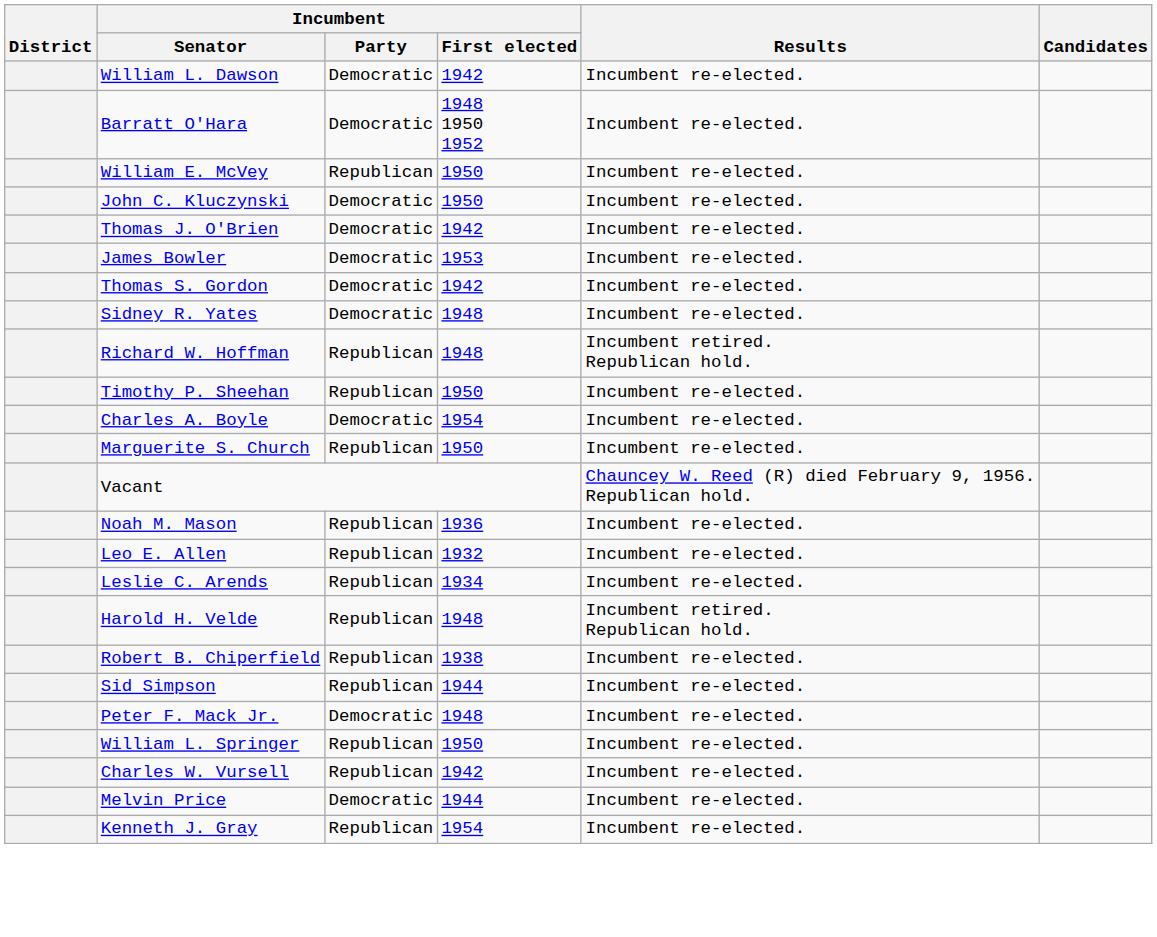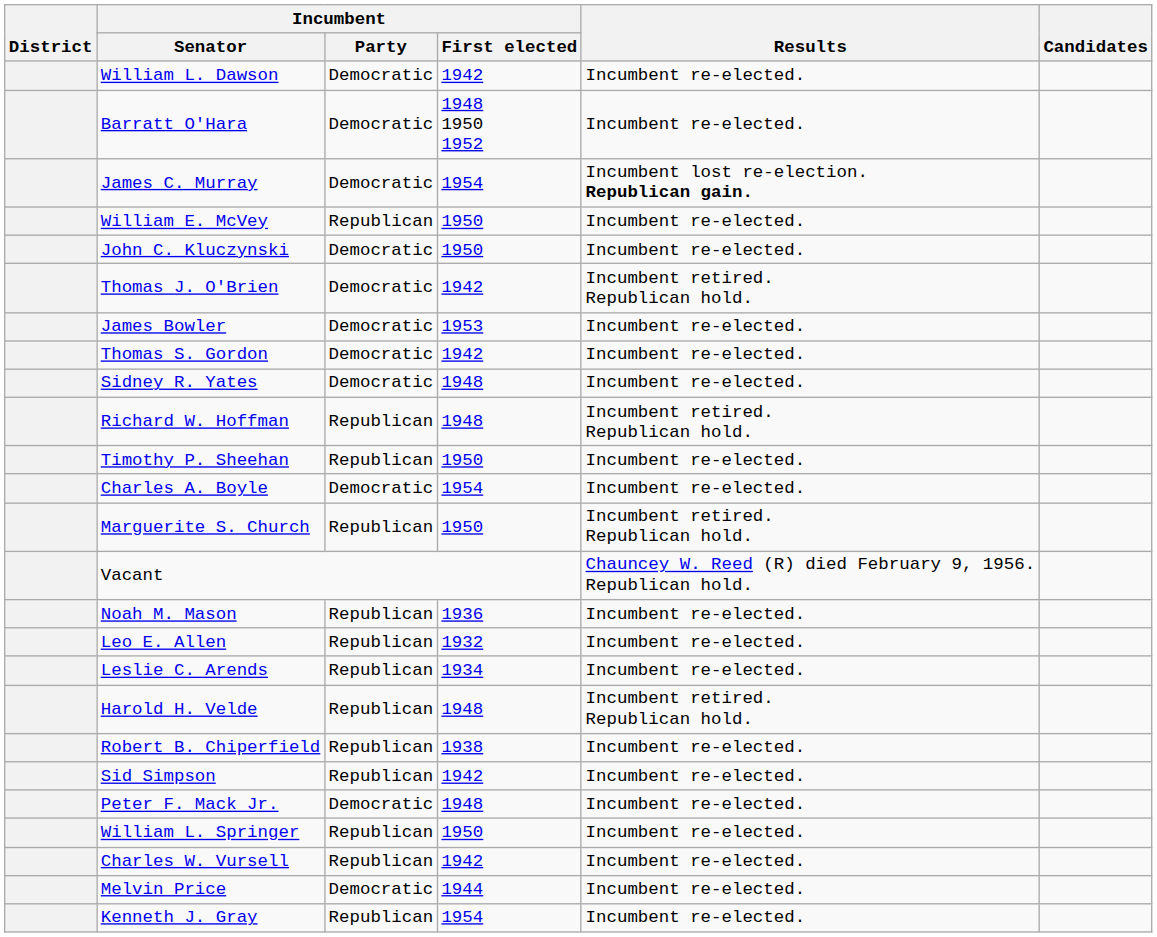+ row: (179, 183)
(695, 229) Incumbent re-elected. -> (680, 288) Incumbent retired. Republican hold.
(695, 448) Incumbent re-elected. -> (680, 527) Incumbent retired. Republican hold.
(462, 687) 1944 -> (462, 776) 1942
